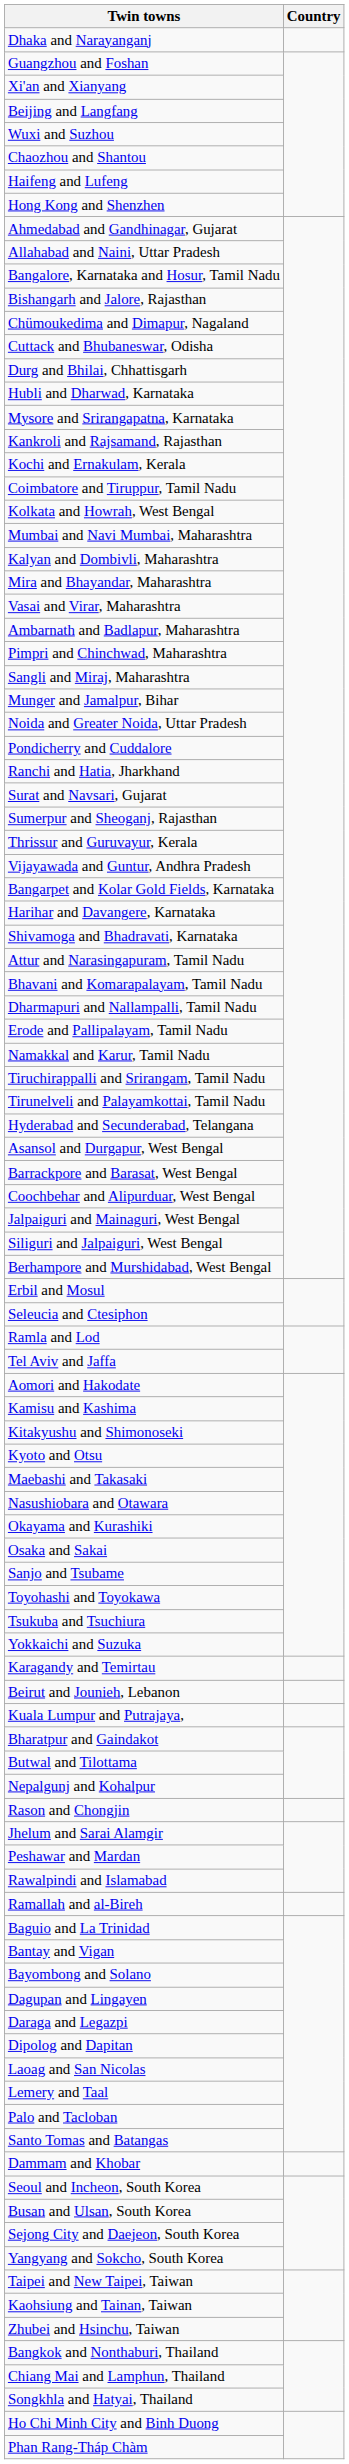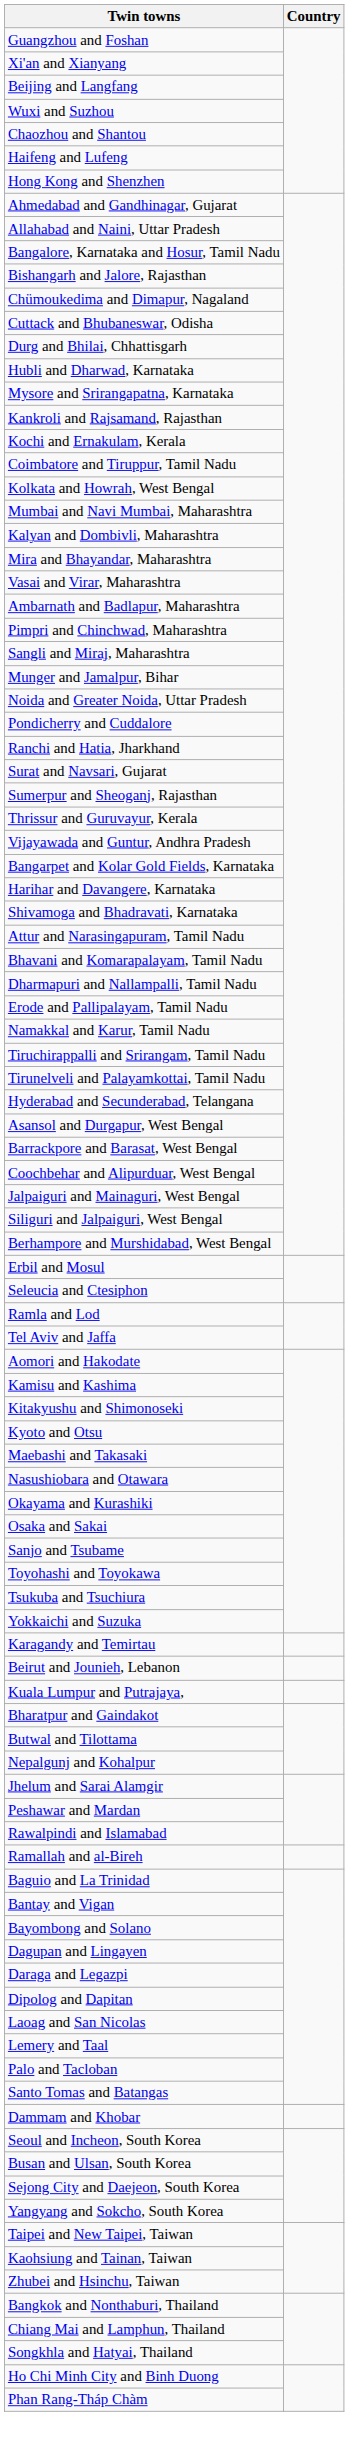- row: (80, 39)
- row: (69, 1809)
